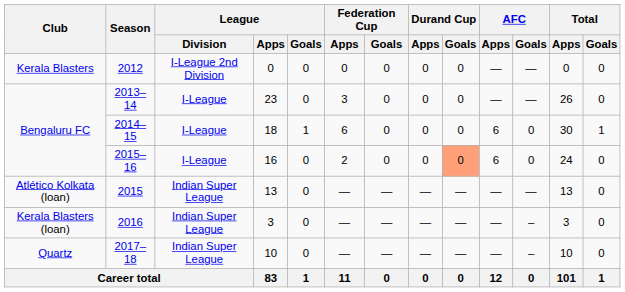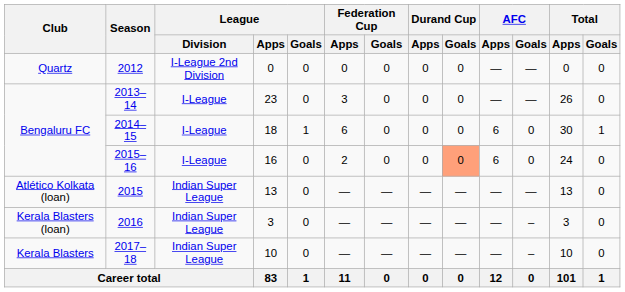(55, 68) Kerala Blasters -> (55, 68) Quartz
(55, 253) Quartz -> (55, 253) Kerala Blasters
